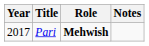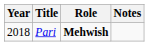(19, 31) 2017 -> (19, 31) 2018
